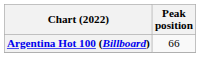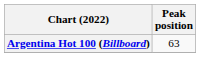(174, 43) 66 -> (174, 43) 63
